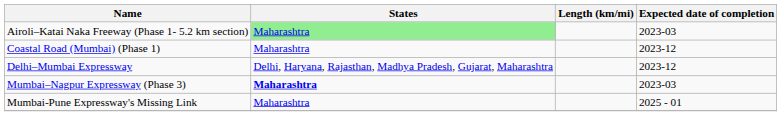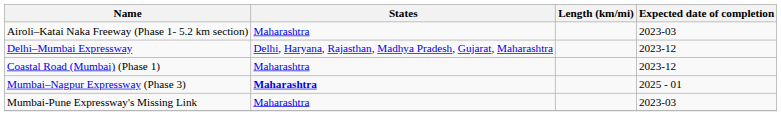(281, 31) lightgreen background -> (281, 31) no background
rows swapped: (83, 48) <-> (70, 66)
(658, 84) 2023-03 -> (660, 84) 2025 - 01
(660, 102) 2025 - 01 -> (658, 102) 2023-03
